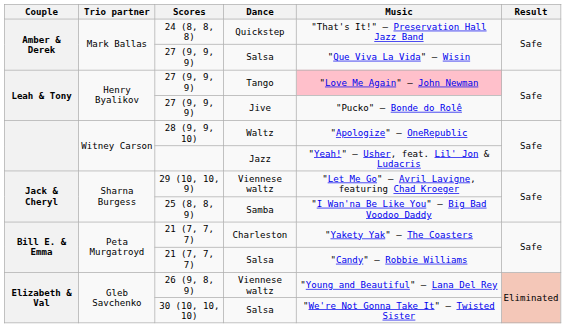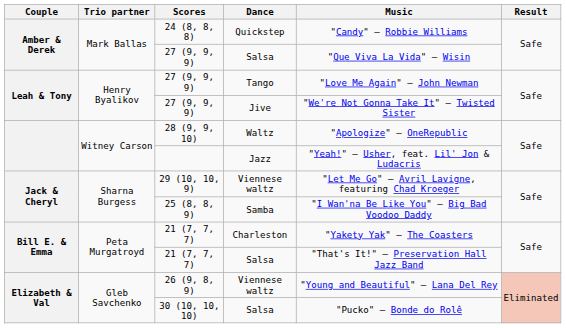(399, 32) "That's It!" — Preservation Hall Jazz Band -> (399, 32) "Candy" — Robbie Williams
(399, 83) pink background -> (399, 83) no background
(399, 108) "Pucko" — Bonde do Rolê -> (399, 108) "We're Not Gonna Take It" — Twisted Sister
(399, 260) "Candy" — Robbie Williams -> (399, 260) "That's It!" — Preservation Hall Jazz Band
(399, 310) "We're Not Gonna Take It" — Twisted Sister -> (399, 310) "Pucko" — Bonde do Rolê
